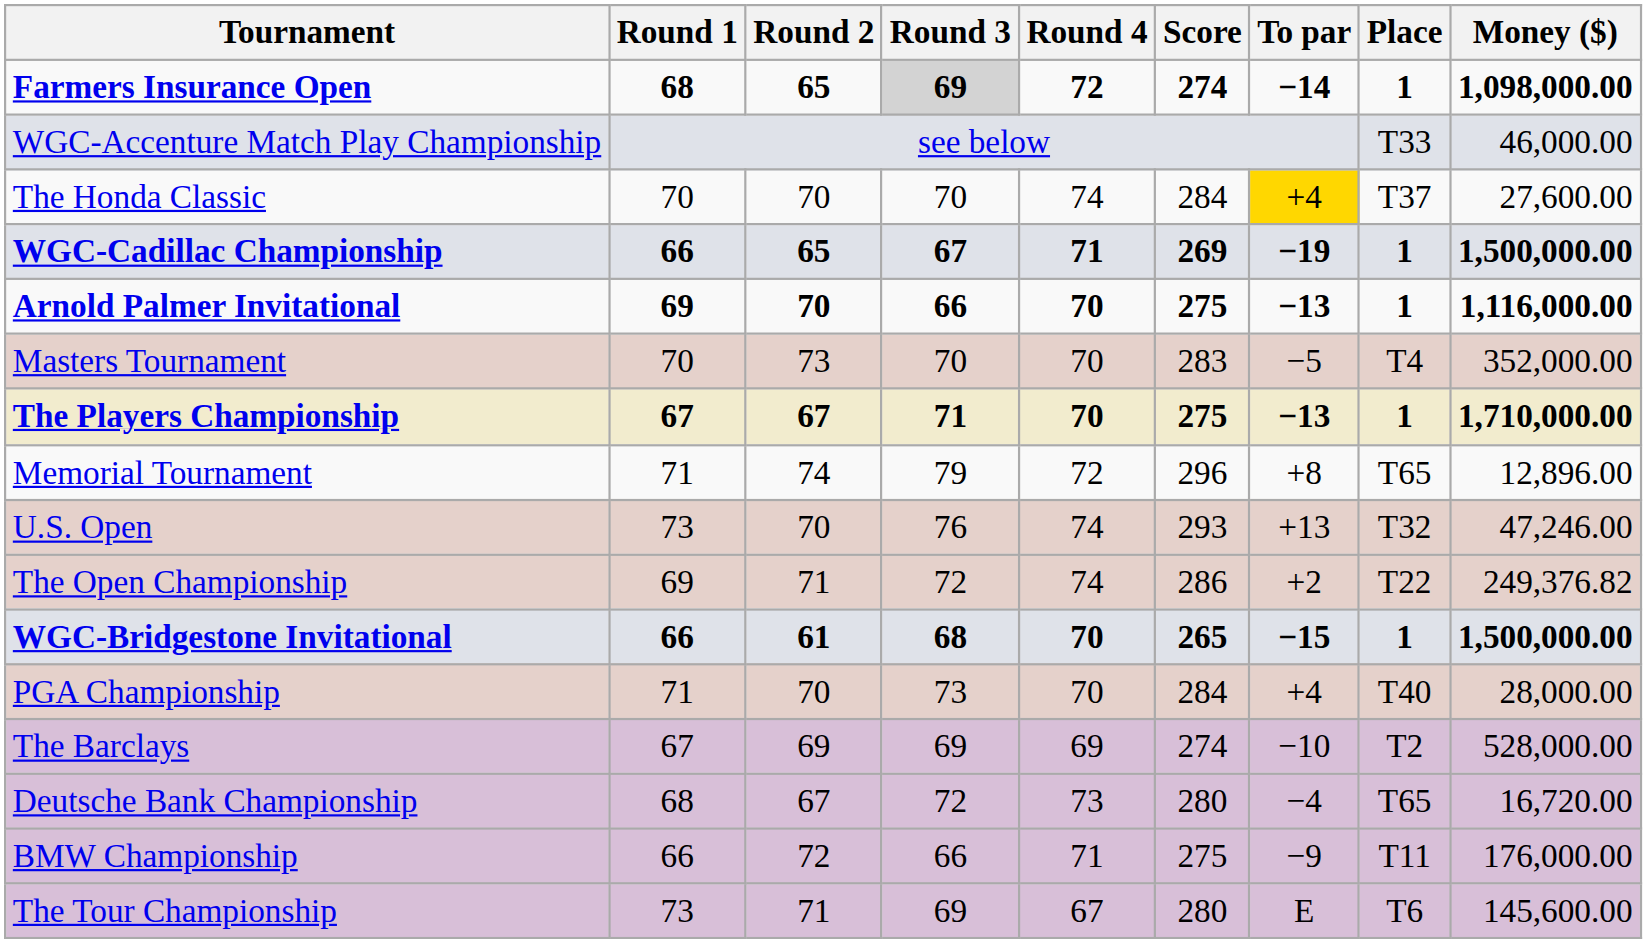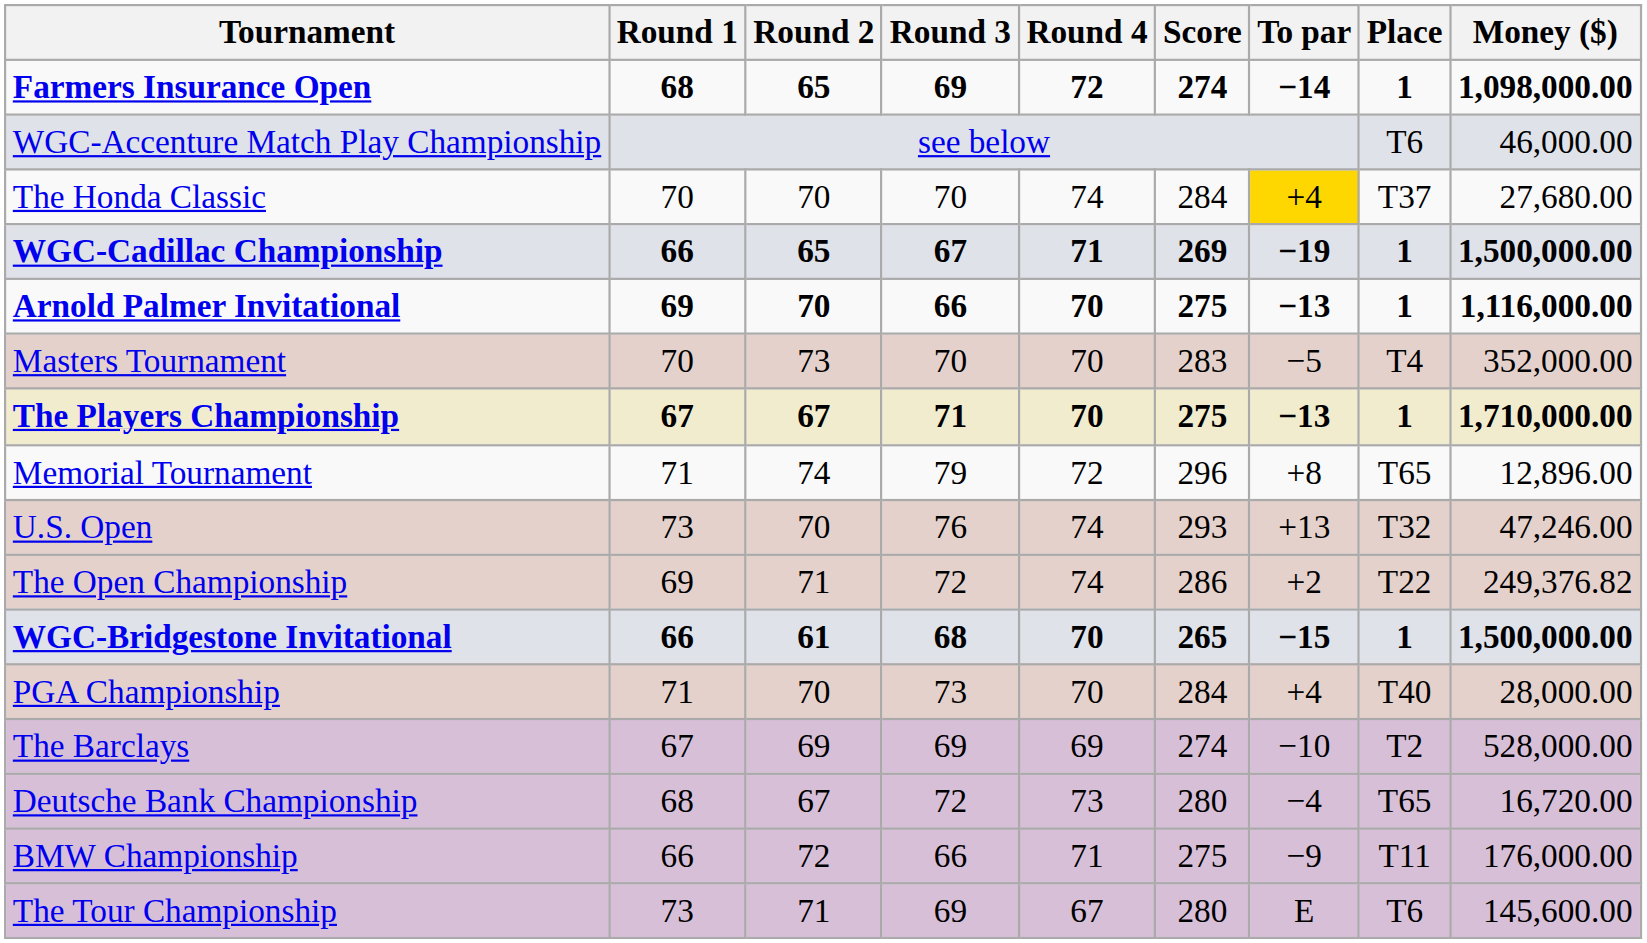(950, 87) lightgrey background -> (950, 87) no background
(1405, 141) T33 -> (1405, 141) T6
(1566, 196) 27,600.00 -> (1566, 196) 27,680.00
